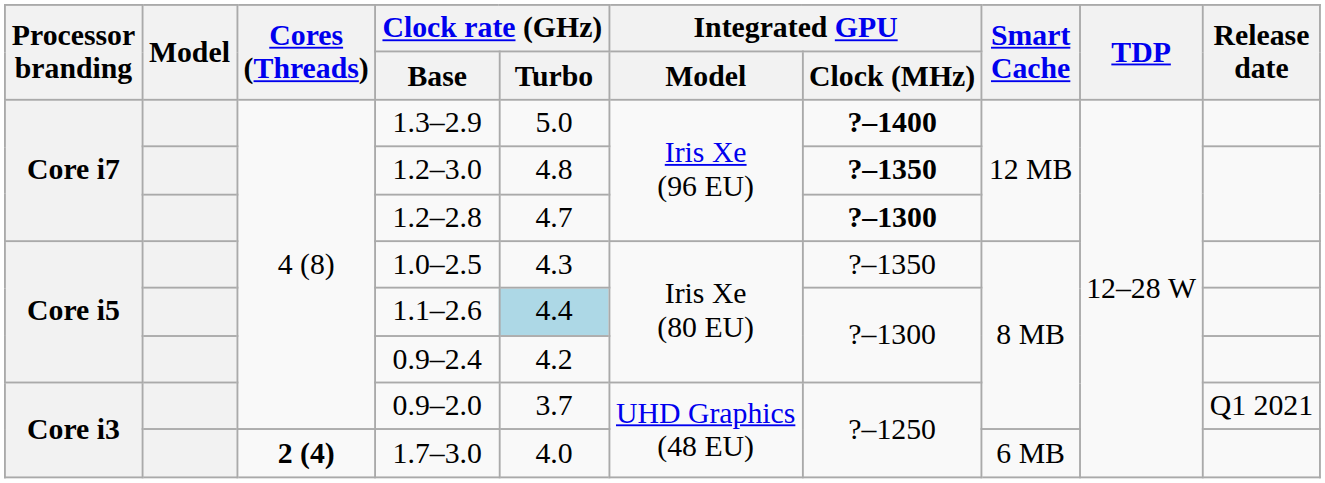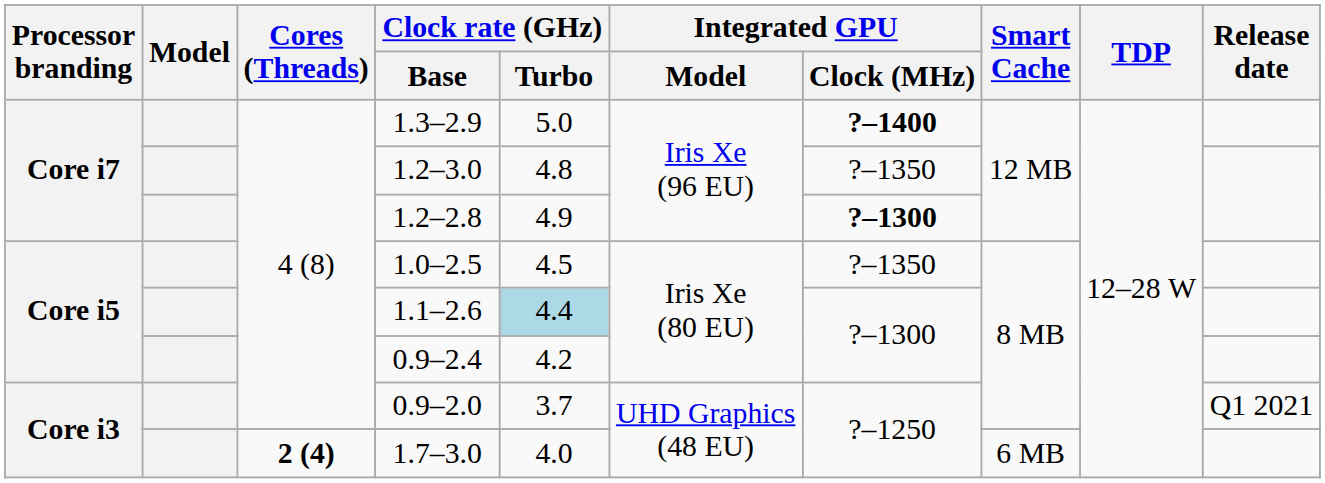(892, 169) bold -> (892, 169) normal
(554, 216) 4.7 -> (554, 216) 4.9
(554, 264) 4.3 -> (554, 264) 4.5
